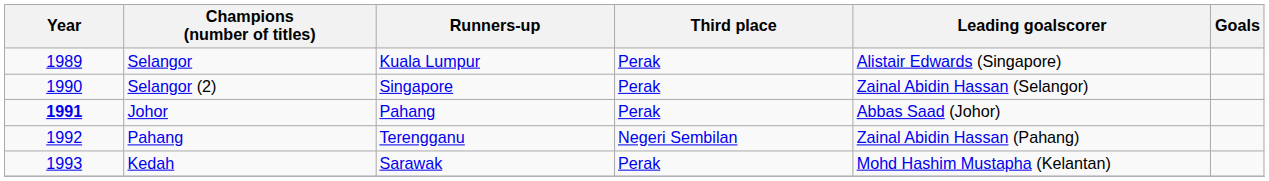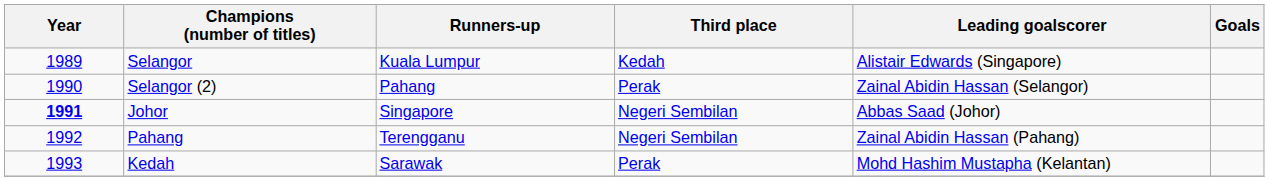(639, 61) Perak -> (641, 61) Kedah
(416, 86) Singapore -> (407, 86) Pahang
(407, 112) Pahang -> (416, 112) Singapore
(639, 112) Perak -> (678, 112) Negeri Sembilan
